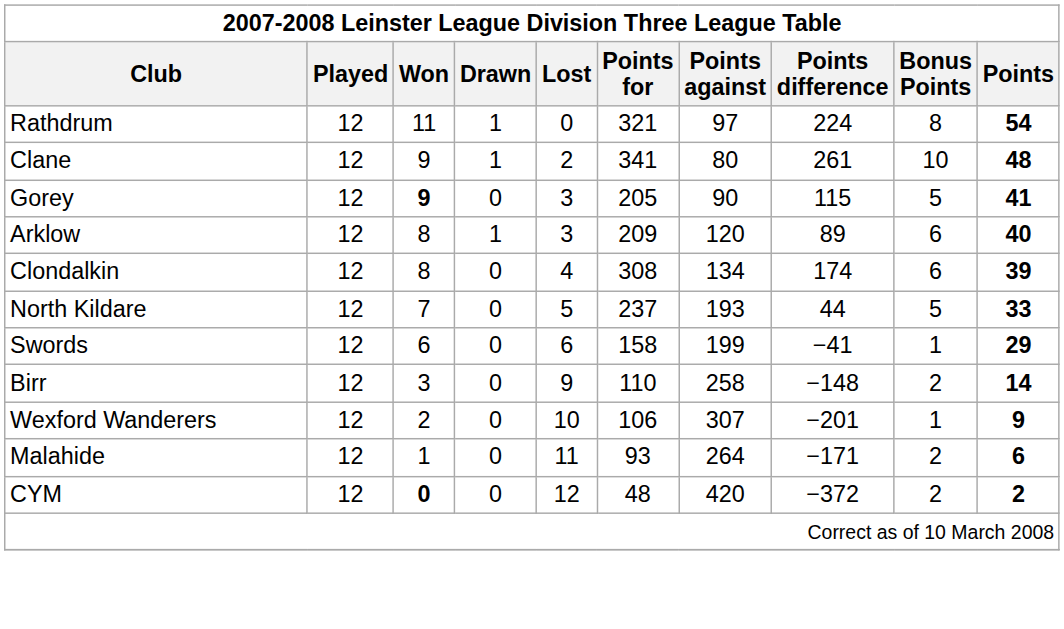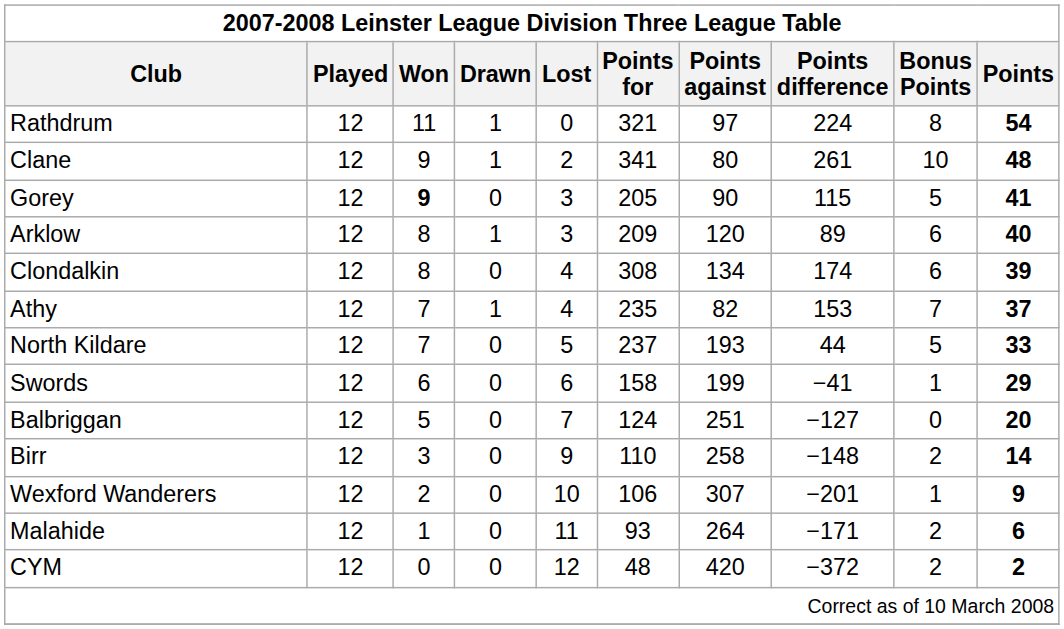+ row: (33, 308)
+ row: (66, 420)
(424, 494) bold -> (424, 568) normal
